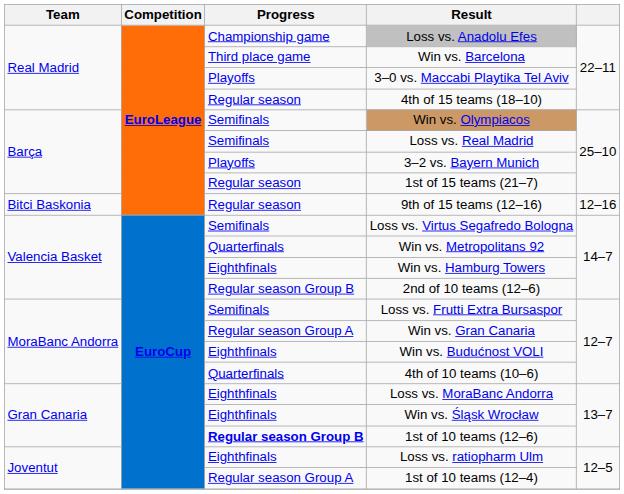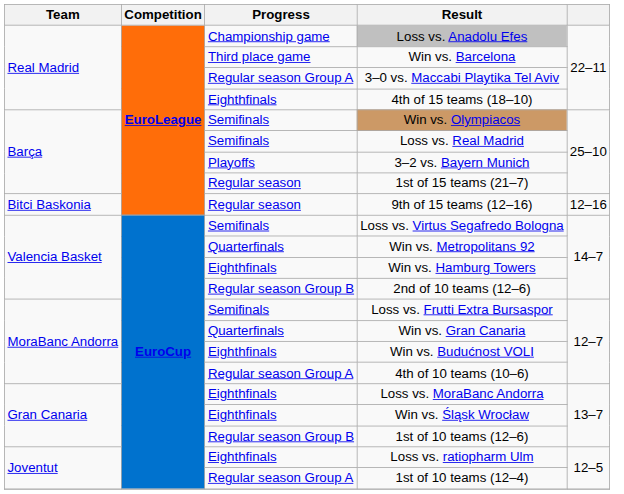(231, 78) Playoffs -> (281, 78) Regular season Group A
(254, 99) Regular season -> (242, 99) Eighthfinals
(281, 330) Regular season Group A -> (246, 330) Quarterfinals
(246, 373) Quarterfinals -> (281, 373) Regular season Group A
(286, 436) bold -> (281, 436) normal
